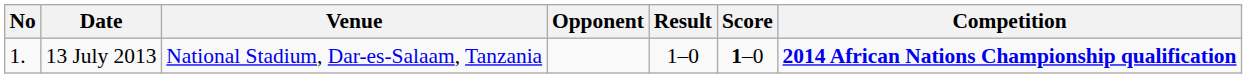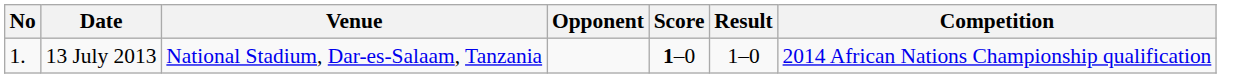columns swapped: (747, 21) <-> (683, 21)
(1010, 55) bold -> (997, 55) normal
